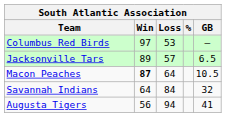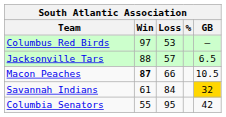(145, 58) 89 -> (145, 58) 88
(170, 74) 64 -> (170, 74) 66
(145, 89) 64 -> (145, 89) 61
(207, 89) no background -> (207, 89) gold background
- row: (47, 105)
+ row: (55, 105)
